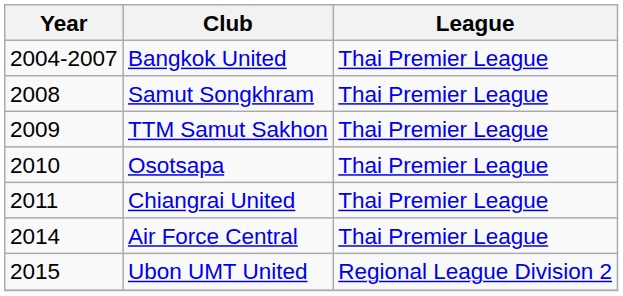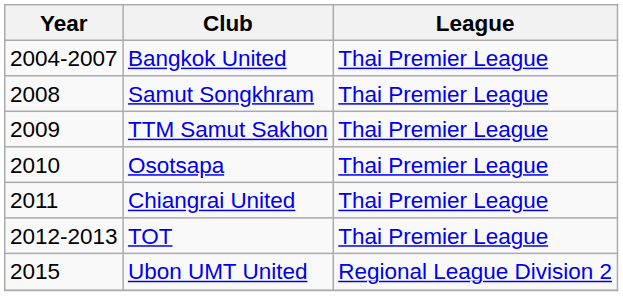+ row: (150, 236)
- row: (213, 236)
